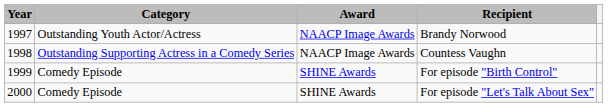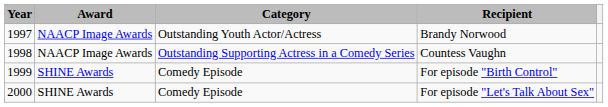columns swapped: (357, 14) <-> (166, 14)
